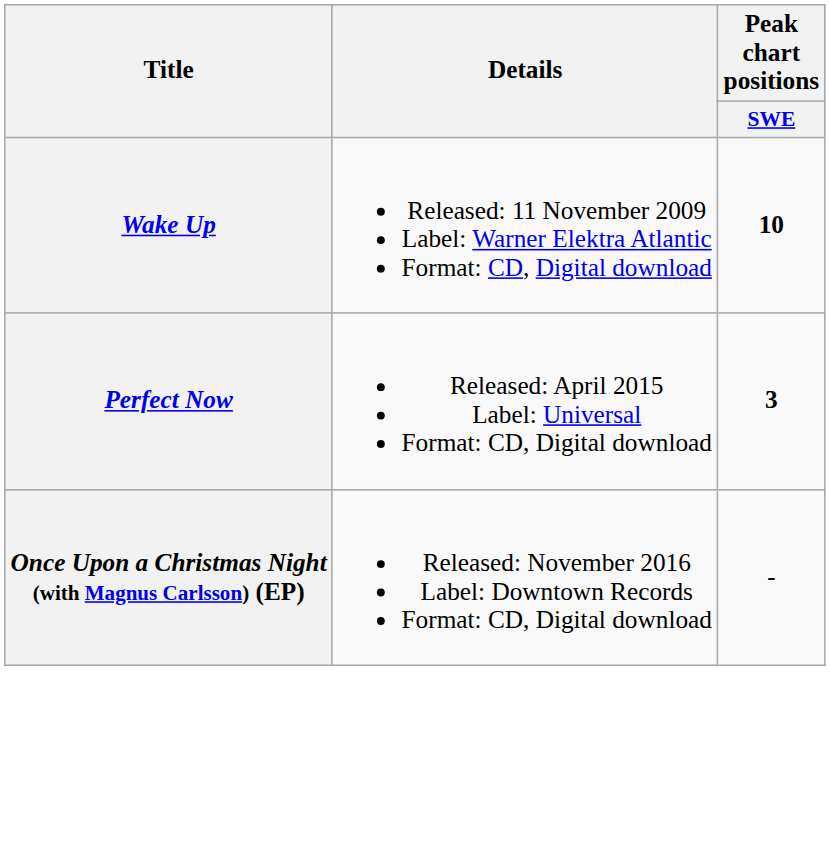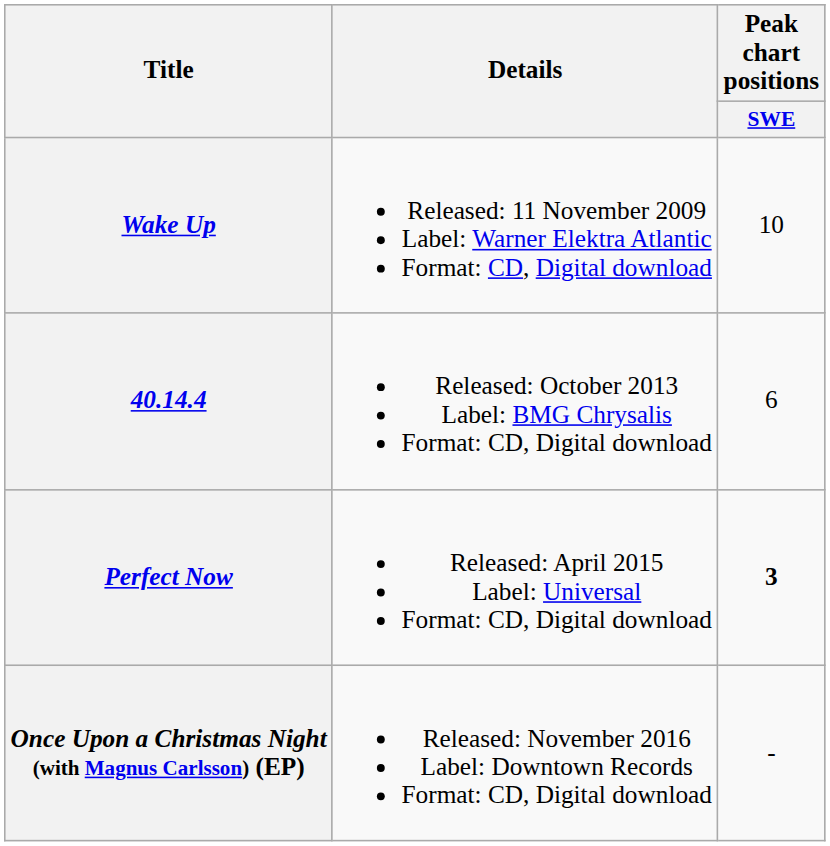(771, 224) bold -> (771, 224) normal
+ row: (169, 400)
